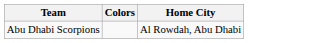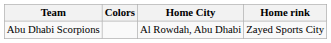+ column: (285, 13)
